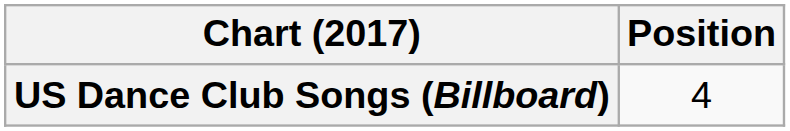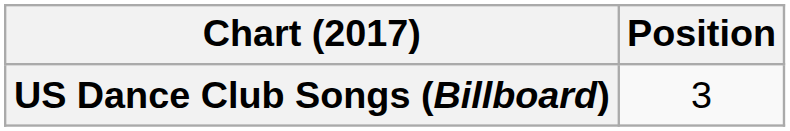(702, 94) 4 -> (702, 94) 3
